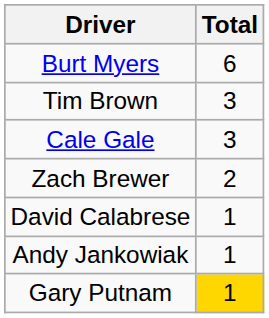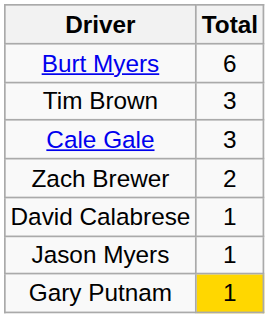- row: (100, 255)
+ row: (100, 255)
